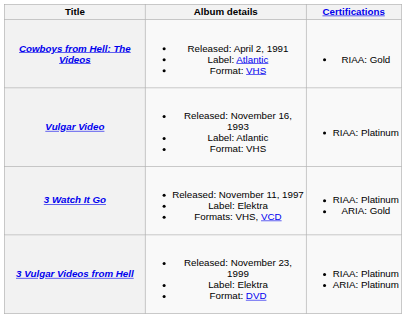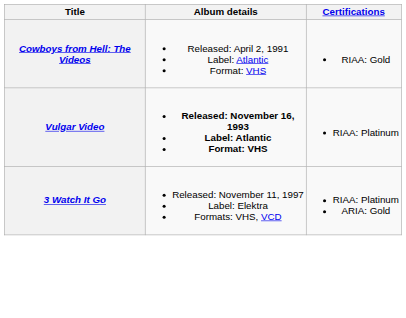(226, 133) normal -> (226, 133) bold
- row: (75, 274)
